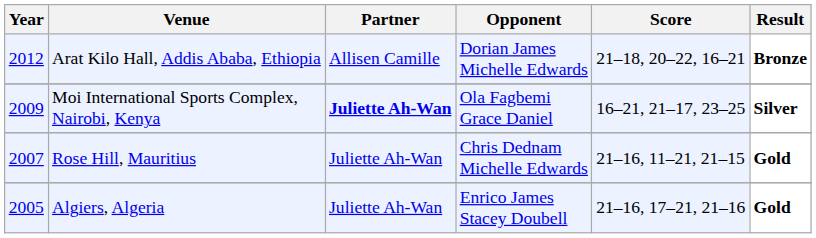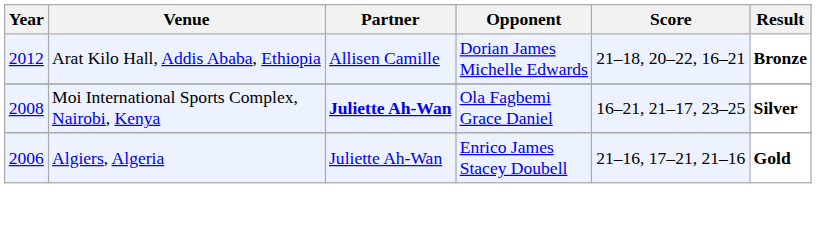(26, 108) 2009 -> (26, 108) 2008
- row: (124, 158)
(26, 207) 2005 -> (26, 158) 2006
